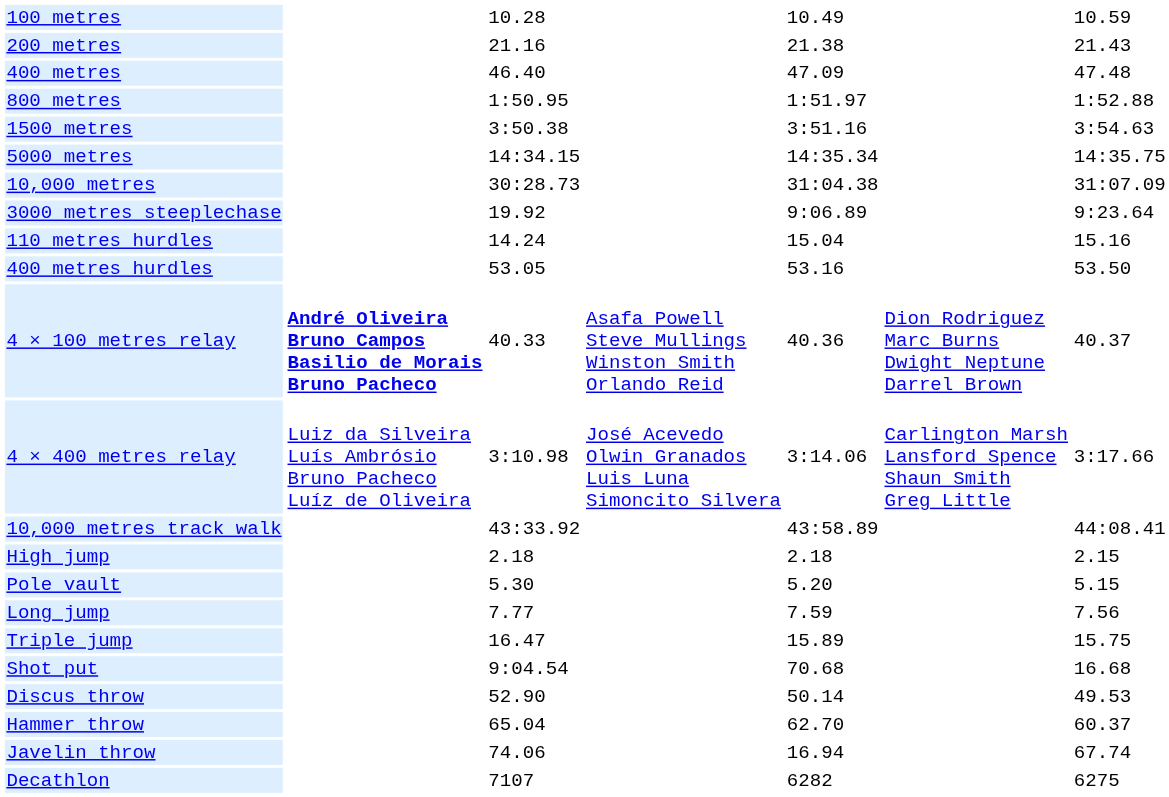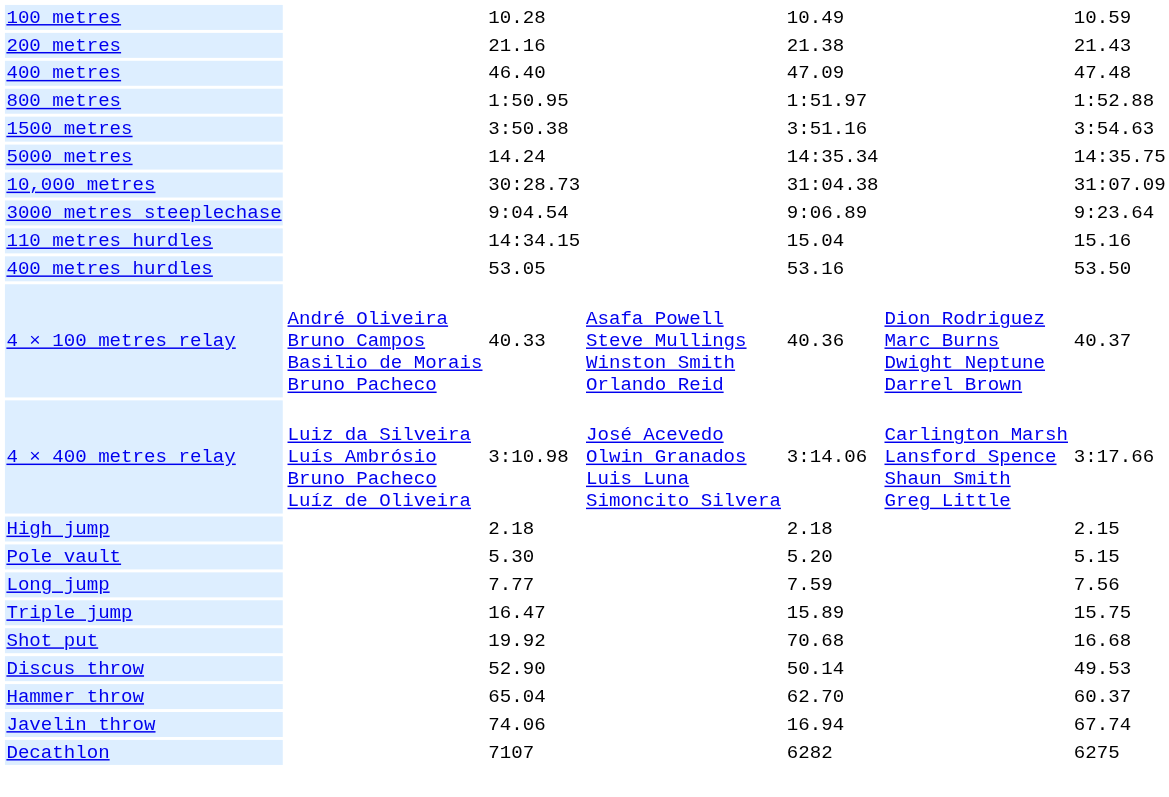(534, 157) 14:34.15 -> (517, 157) 14.24
(517, 213) 19.92 -> (529, 213) 9:04.54
(517, 241) 14.24 -> (534, 241) 14:34.15
(385, 352) bold -> (385, 352) normal
- row: (144, 529)
(529, 669) 9:04.54 -> (517, 641) 19.92
